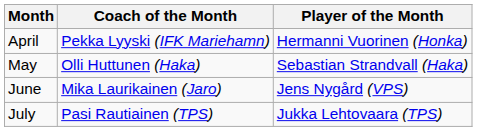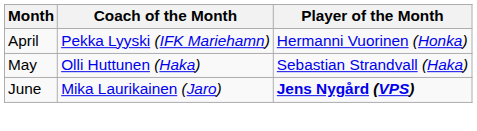(343, 89) normal -> (346, 89) bold
- row: (22, 114)
